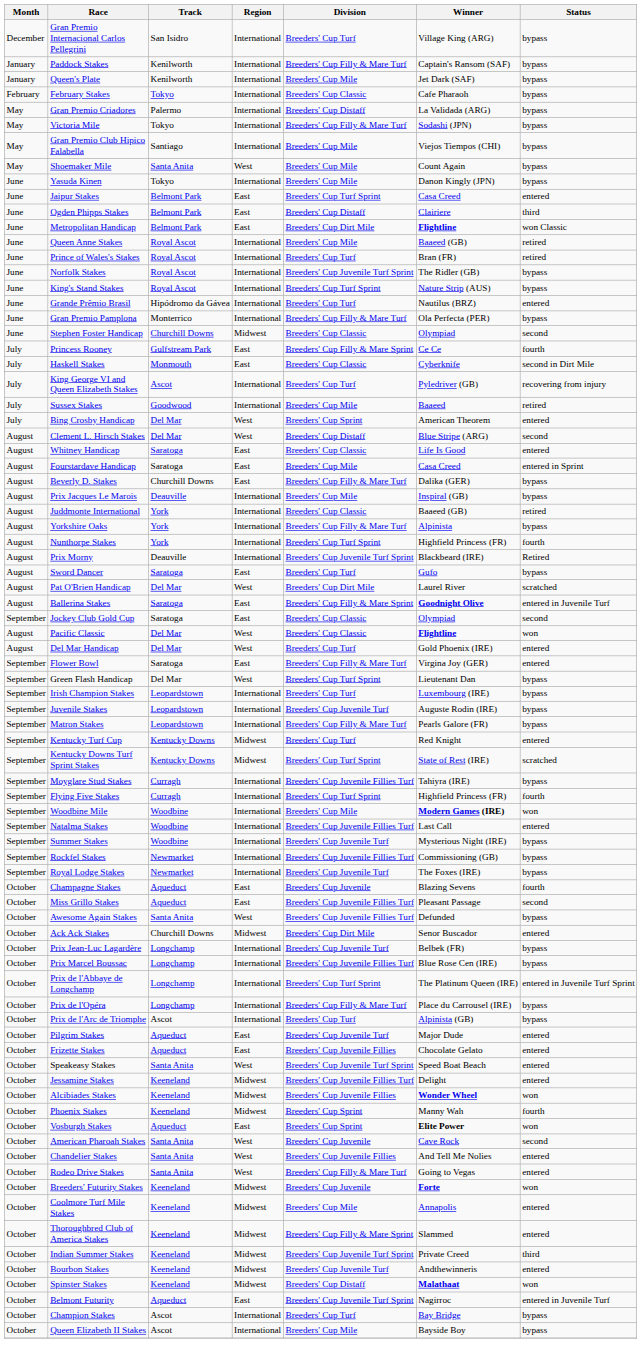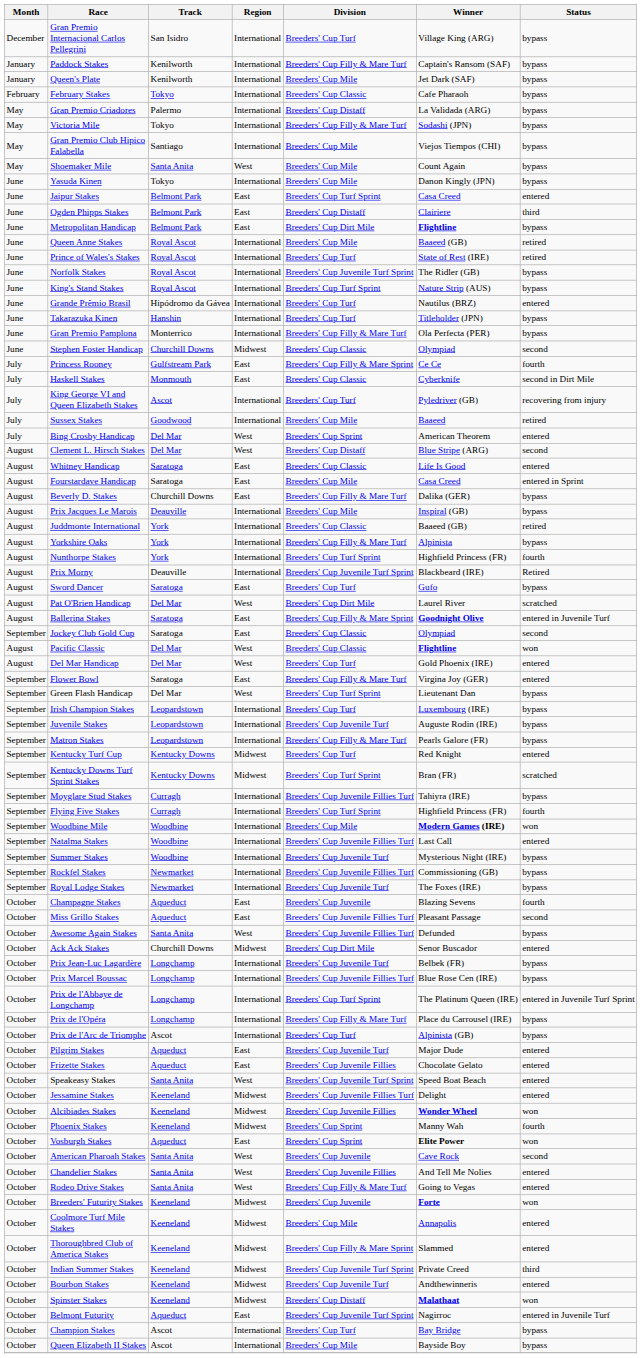(545, 227) won Classic -> (535, 227) bypass
(437, 257) Bran (FR) -> (454, 257) State of Rest (IRE)
+ row: (84, 318)
(454, 760) State of Rest (IRE) -> (437, 775) Bran (FR)
